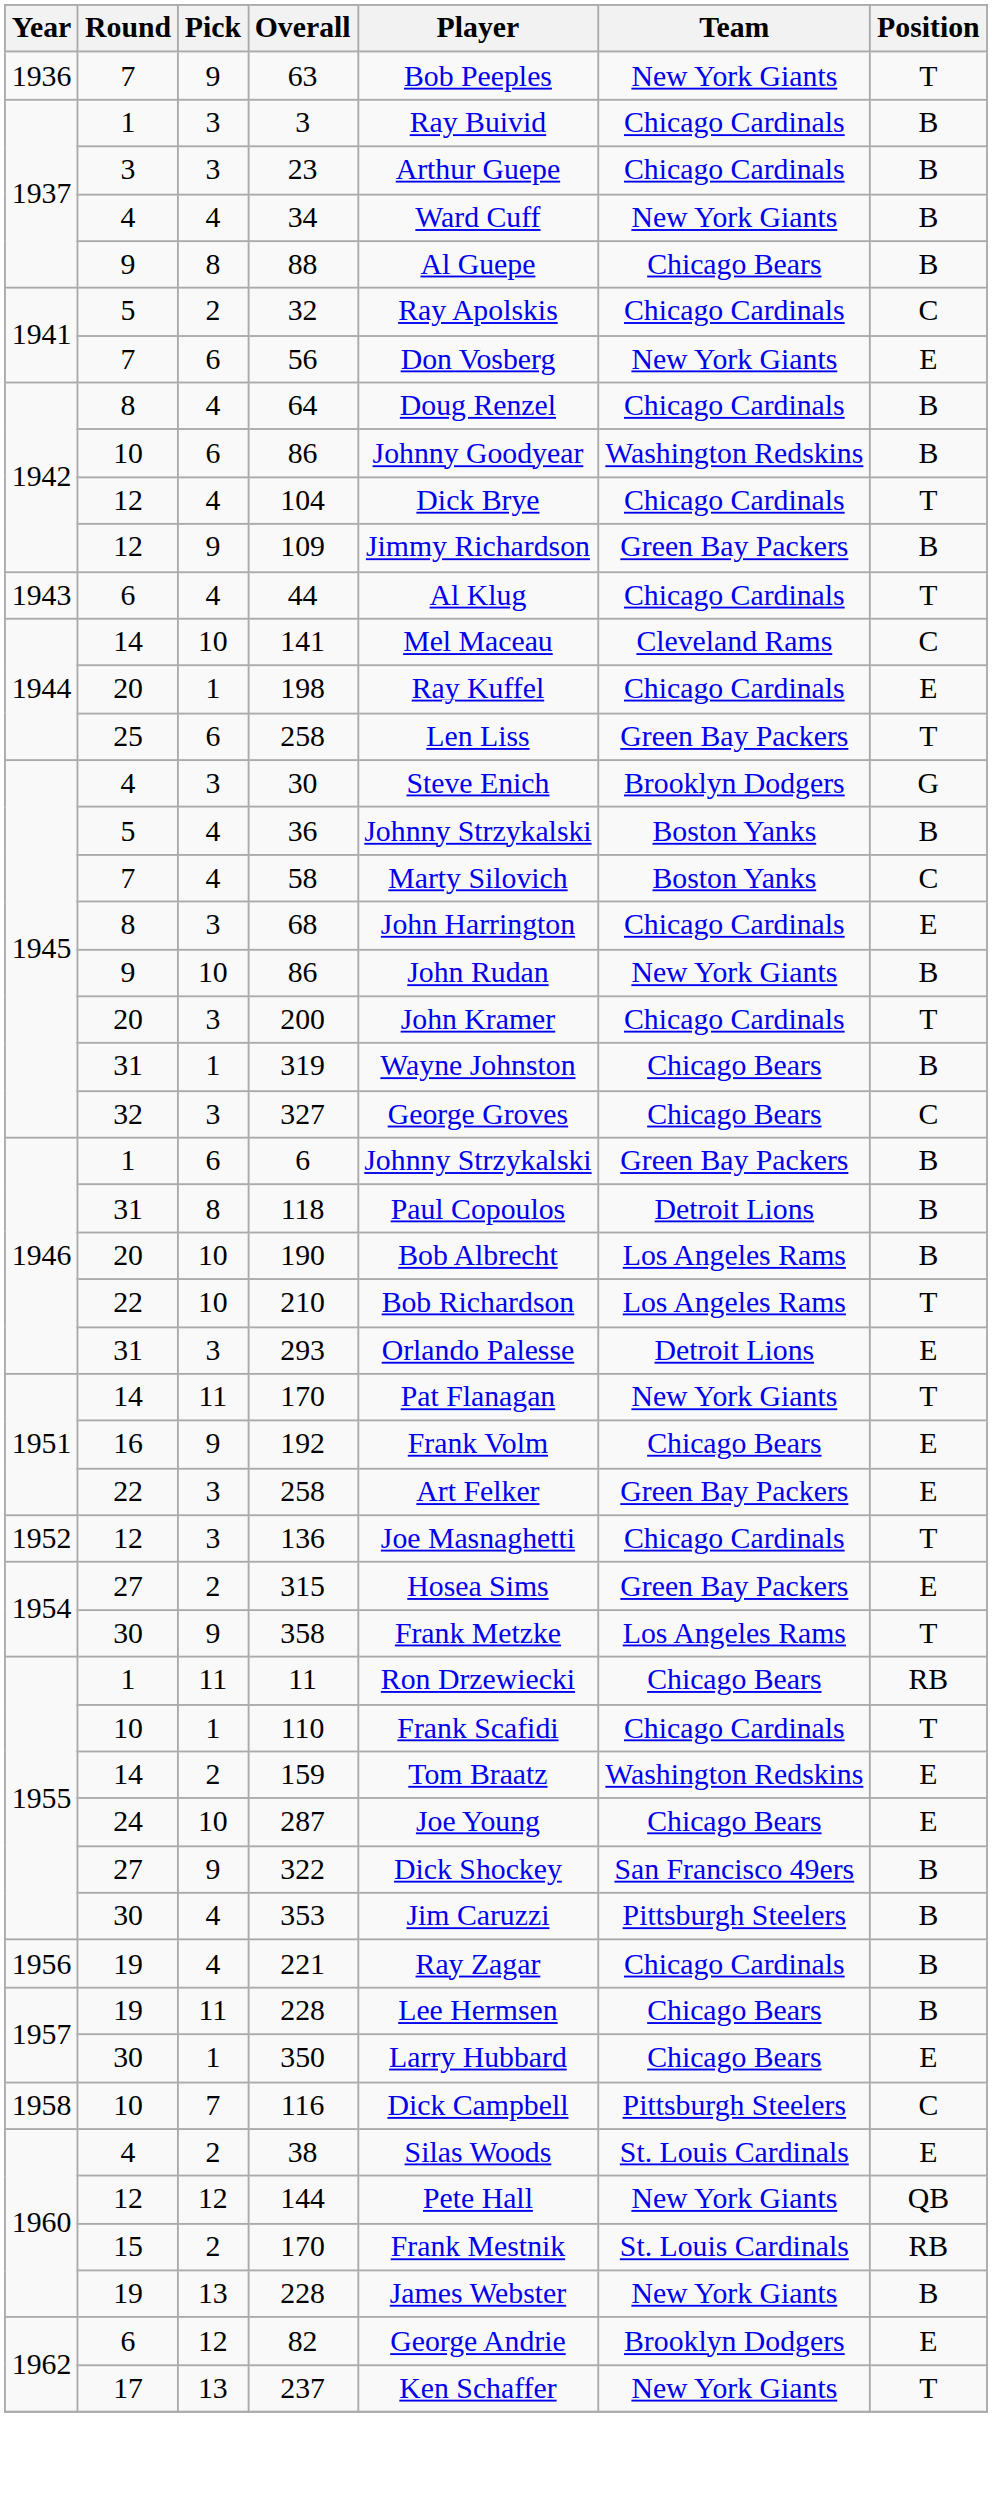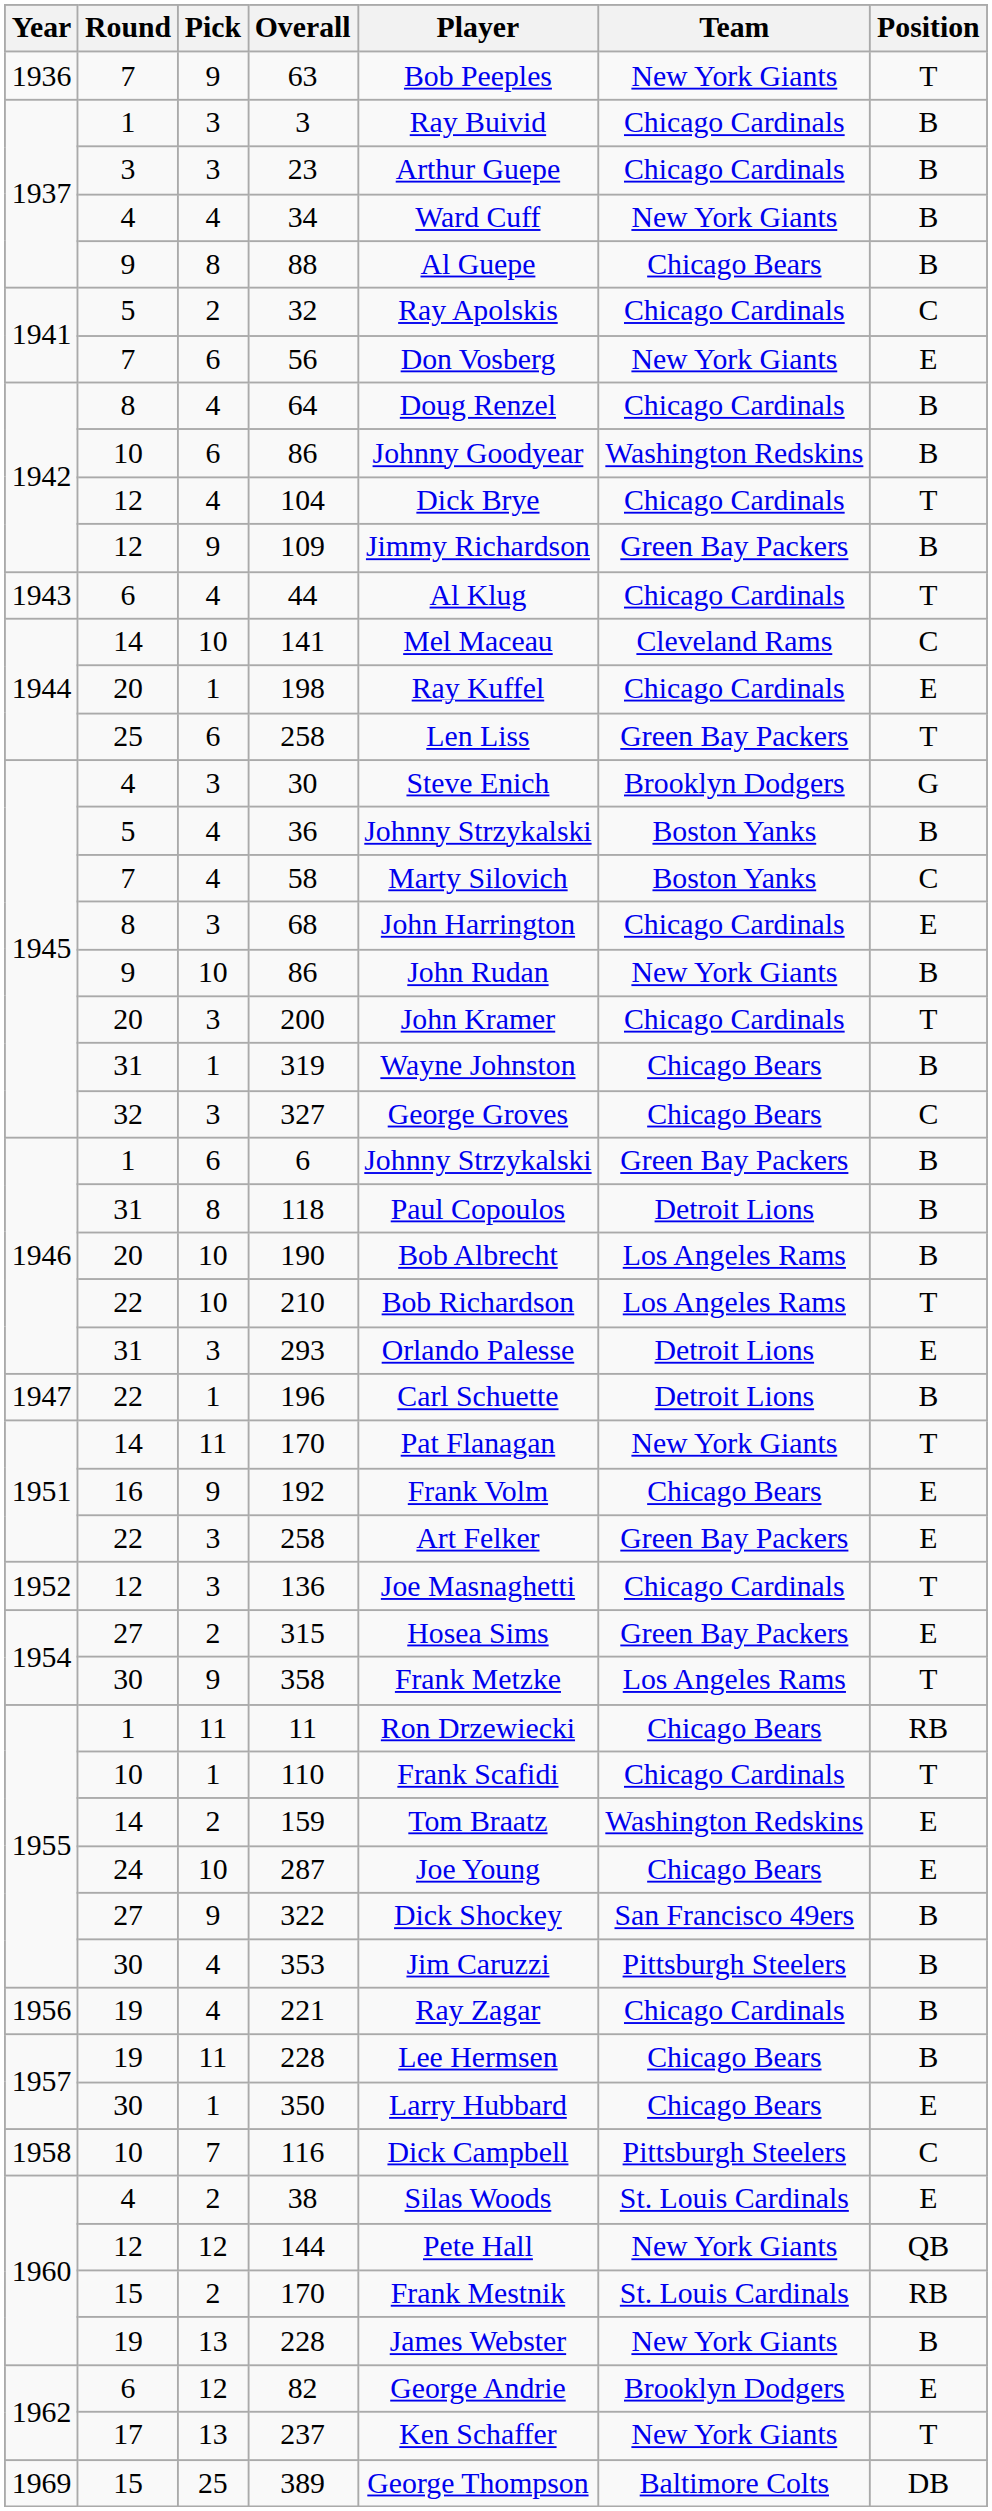+ row: (42, 1396)
+ row: (42, 2482)
